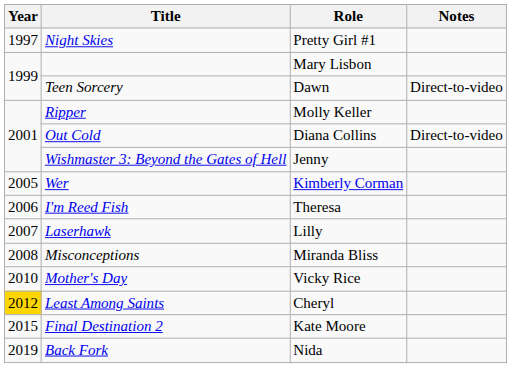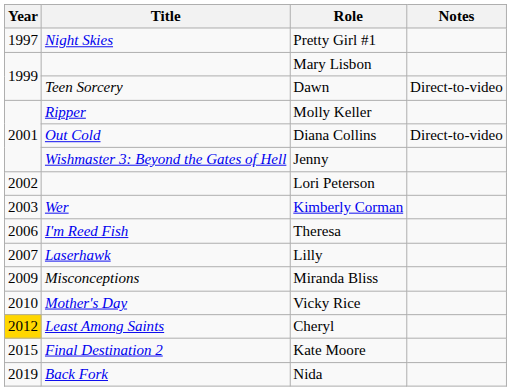+ row: (334, 183)
(23, 183) 2005 -> (23, 207) 2003
(23, 254) 2008 -> (23, 278) 2009
